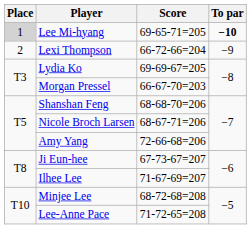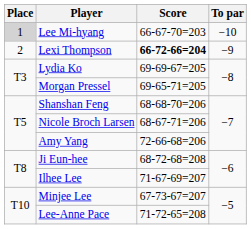(173, 31) 69-65-71=205 -> (173, 31) 66-67-70=203
(227, 31) bold -> (227, 31) normal
(173, 50) normal -> (173, 50) bold
(173, 86) 66-67-70=203 -> (173, 86) 69-65-71=205
(173, 159) 67-73-67=207 -> (173, 159) 68-72-68=208
(173, 196) 68-72-68=208 -> (173, 196) 67-73-67=207
